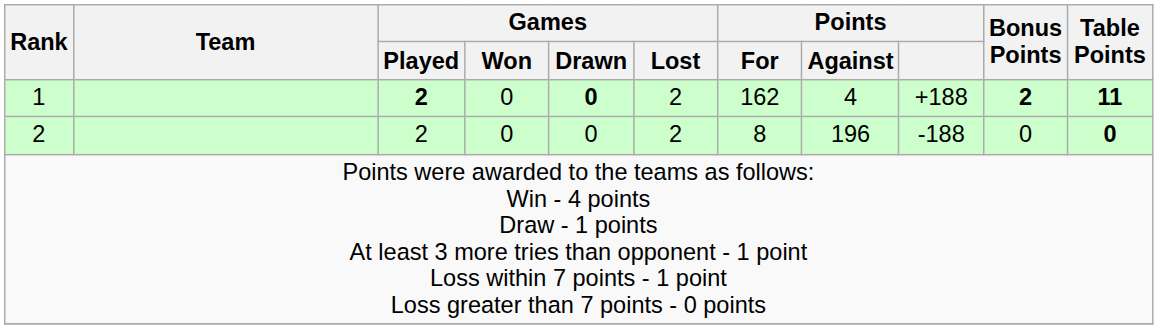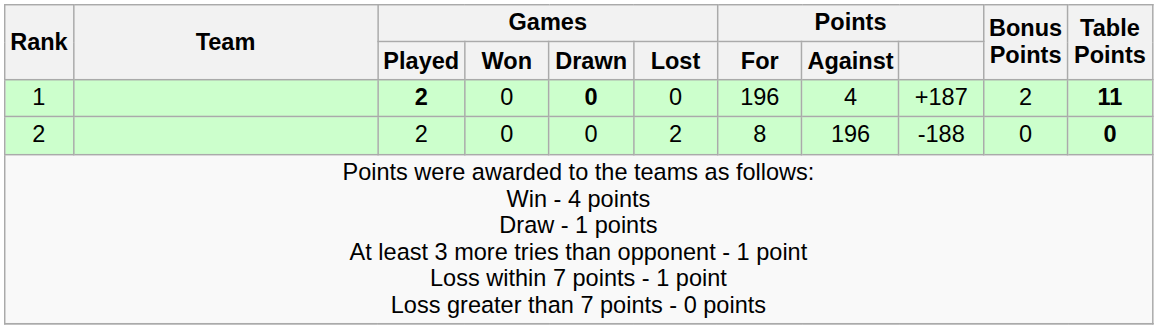(675, 97) 2 -> (675, 97) 0
(760, 97) 162 -> (760, 97) 196
(941, 97) +188 -> (941, 97) +187
(1026, 97) bold -> (1026, 97) normal
